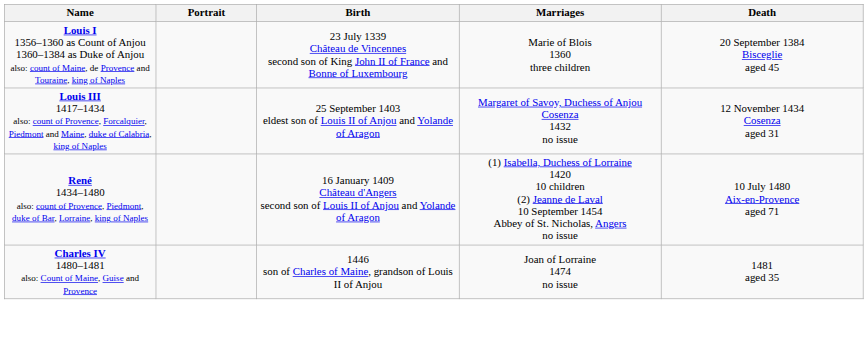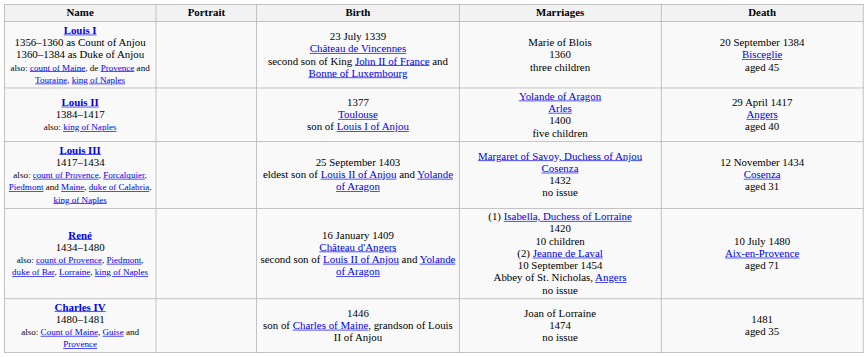+ row: (80, 114)
